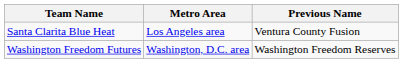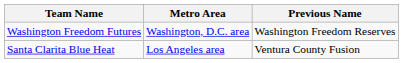rows swapped: (61, 31) <-> (74, 49)
